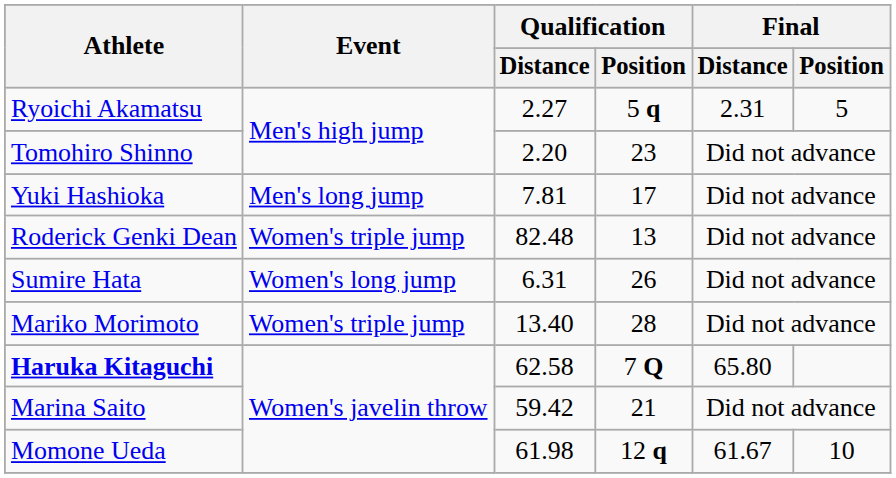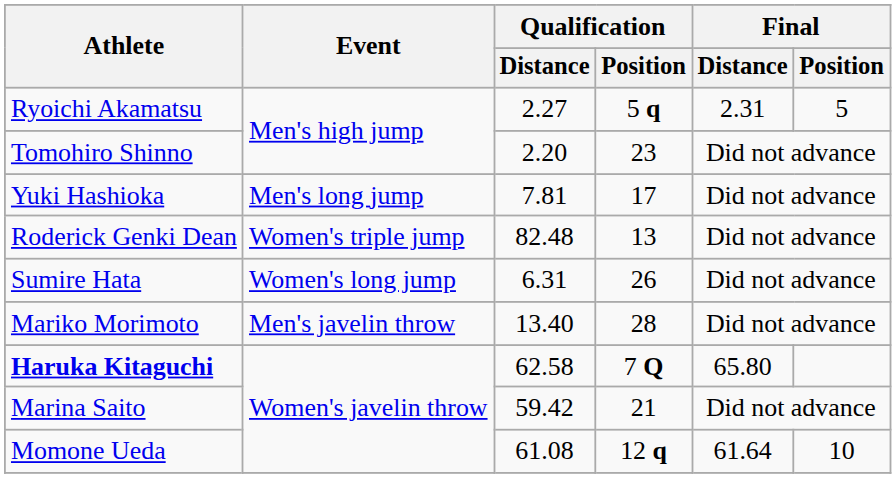(357, 323) Women's triple jump -> (352, 323) Men's javelin throw
(545, 451) 61.98 -> (545, 451) 61.08
(743, 451) 61.67 -> (743, 451) 61.64
